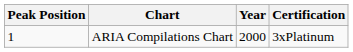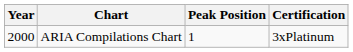columns swapped: (252, 15) <-> (47, 15)
